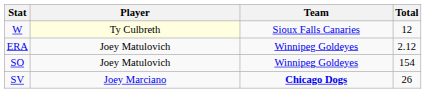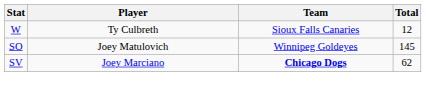(135, 29) lightyellow background -> (133, 29) no background
- row: (17, 46)
(407, 63) 154 -> (407, 46) 145
(407, 79) 26 -> (407, 63) 62
